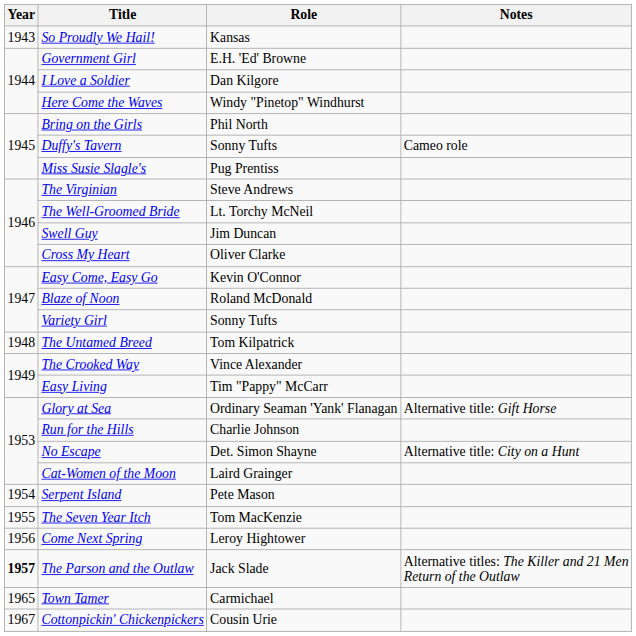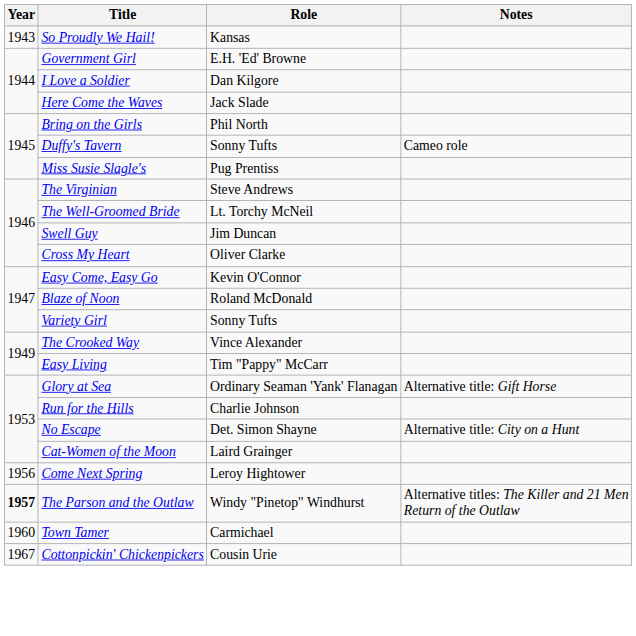(287, 102) Windy "Pinetop" Windhurst -> (239, 102) Jack Slade
- row: (97, 342)
- row: (81, 495)
- row: (96, 517)
(239, 568) Jack Slade -> (287, 503) Windy "Pinetop" Windhurst
(21, 598) 1965 -> (21, 532) 1960
